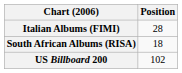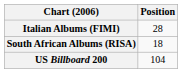(158, 60) 102 -> (158, 60) 104
